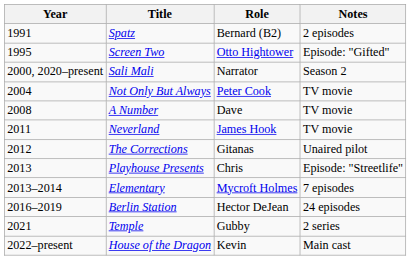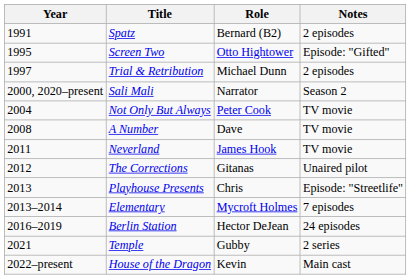+ row: (156, 71)
